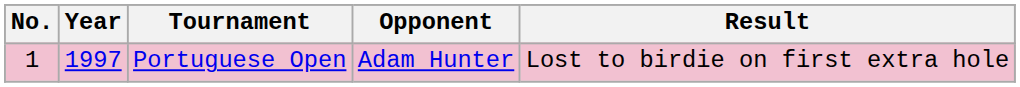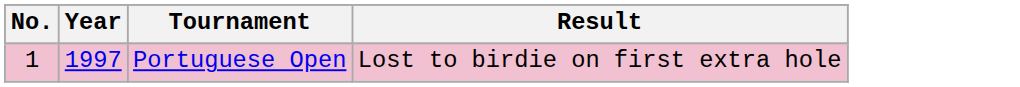- column: (436, 24)
